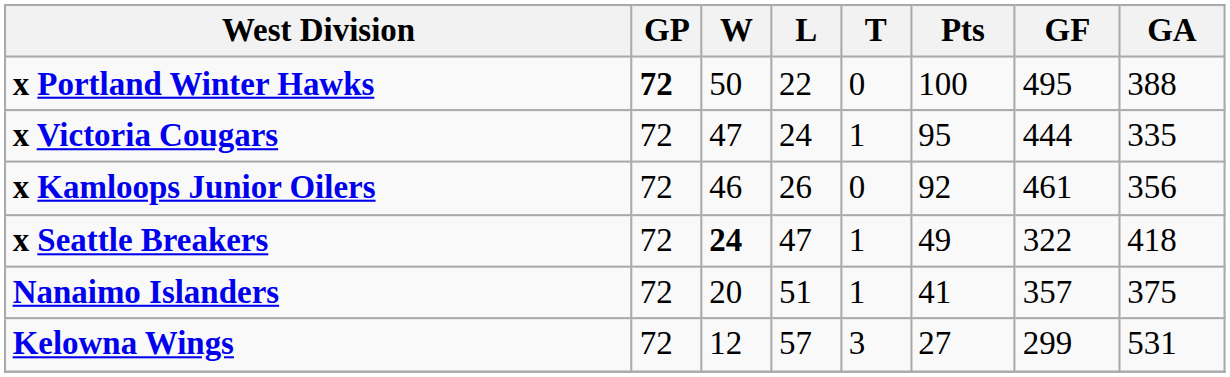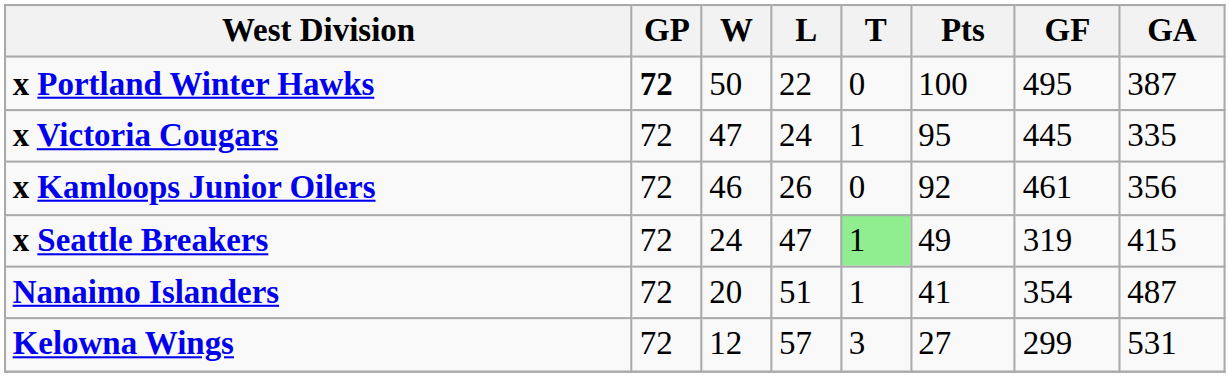(1152, 82) 388 -> (1152, 82) 387
(1047, 135) 444 -> (1047, 135) 445
(726, 239) bold -> (726, 239) normal
(857, 239) no background -> (857, 239) lightgreen background
(1047, 239) 322 -> (1047, 239) 319
(1152, 239) 418 -> (1152, 239) 415
(1047, 291) 357 -> (1047, 291) 354
(1152, 291) 375 -> (1152, 291) 487
